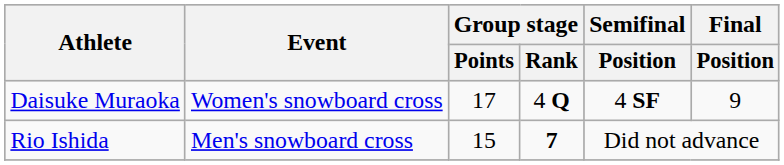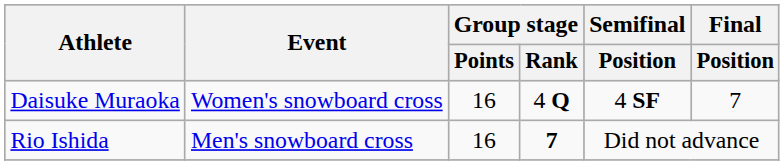(484, 100) 17 -> (484, 100) 16
(735, 100) 9 -> (735, 100) 7
(484, 139) 15 -> (484, 139) 16
